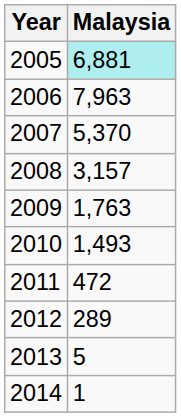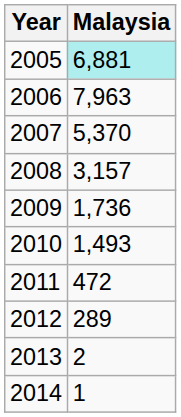(102, 208) 1,763 -> (102, 208) 1,736
(79, 356) 5 -> (79, 356) 2
